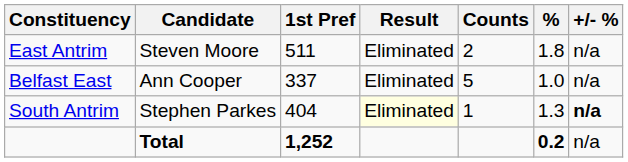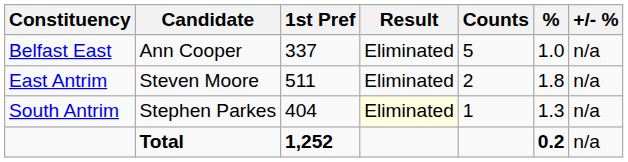rows swapped: (60, 80) <-> (58, 50)
(587, 111) bold -> (587, 111) normal
